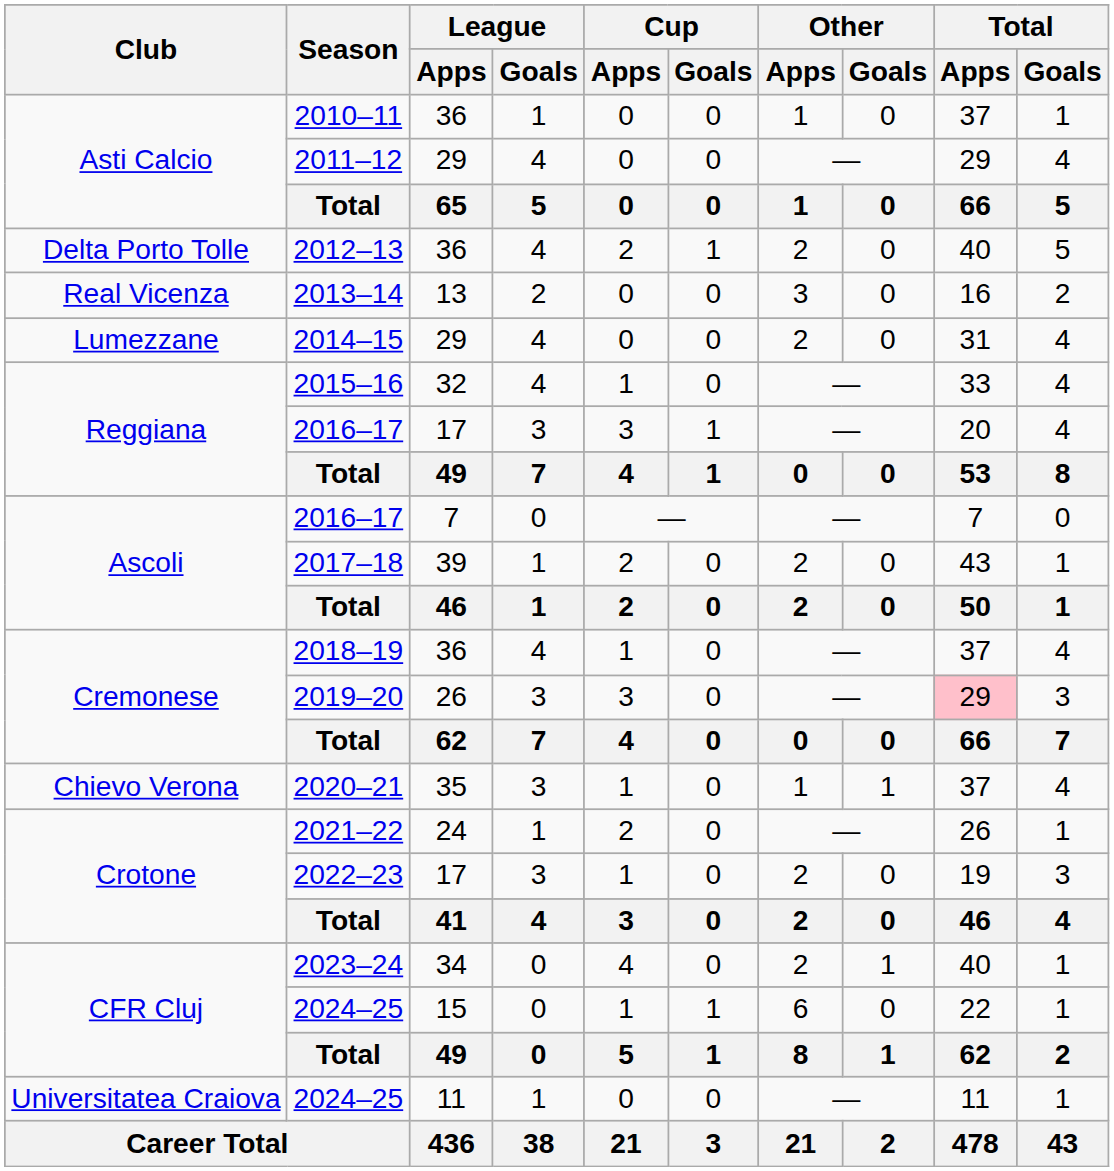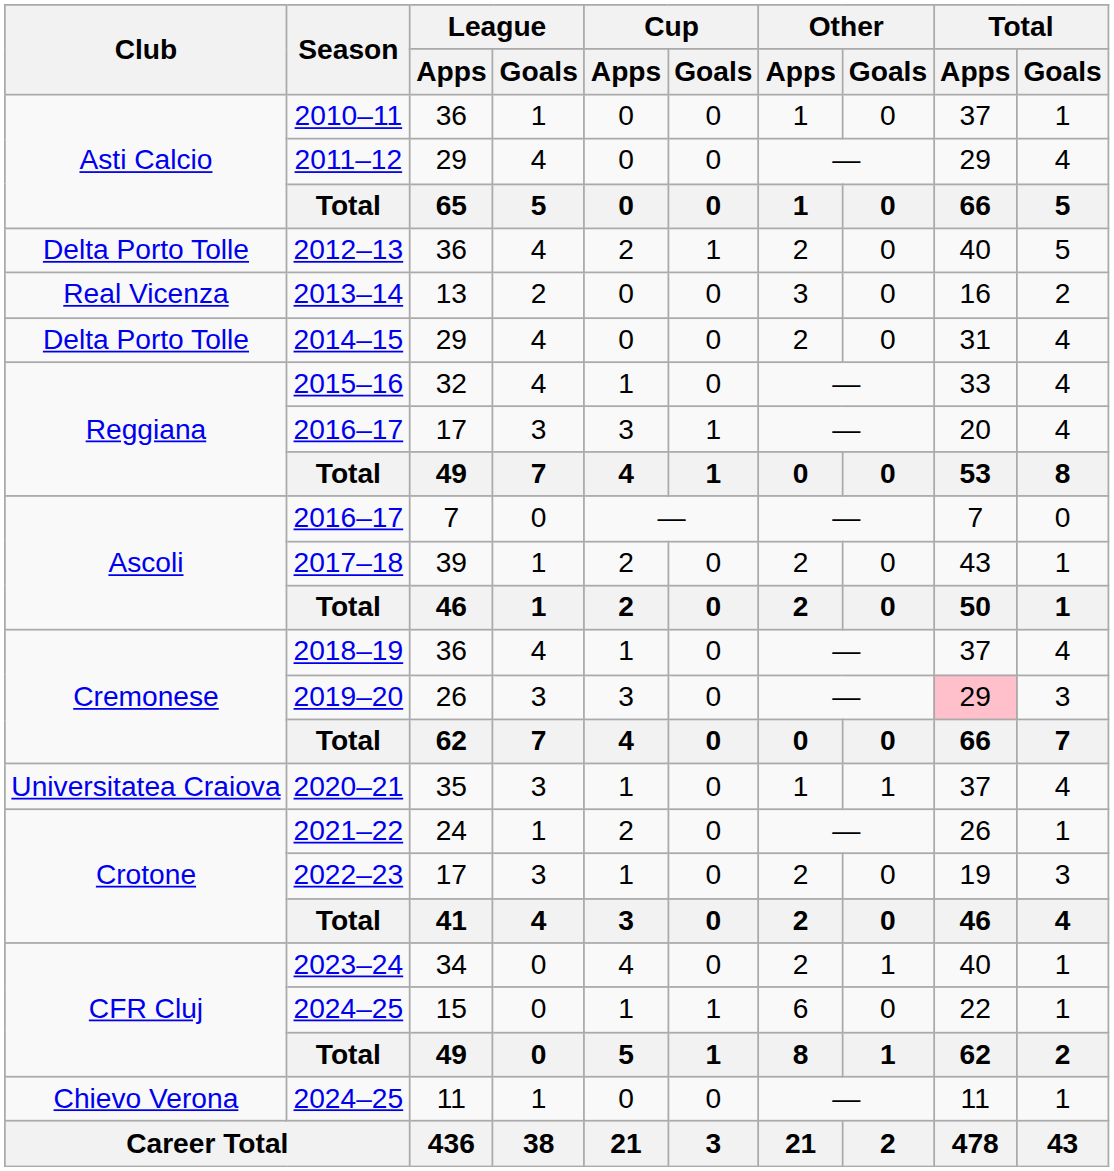(146, 339) Lumezzane -> (146, 339) Delta Porto Tolle
(146, 786) Chievo Verona -> (146, 786) Universitatea Craiova
(146, 1098) Universitatea Craiova -> (146, 1098) Chievo Verona
